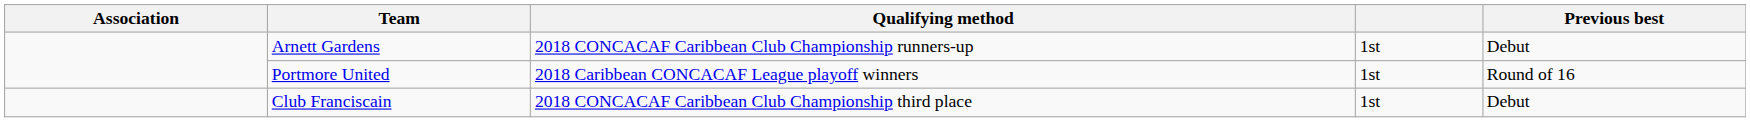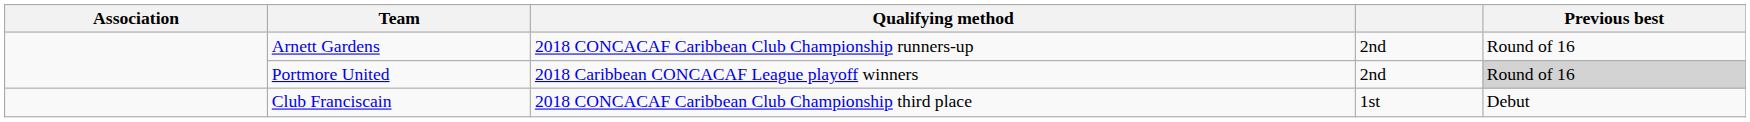(1370, 46) 1st -> (1373, 46) 2nd
(1508, 46) Debut -> (1531, 46) Round of 16
(1370, 74) 1st -> (1373, 74) 2nd
(1531, 74) no background -> (1531, 74) lightgrey background
